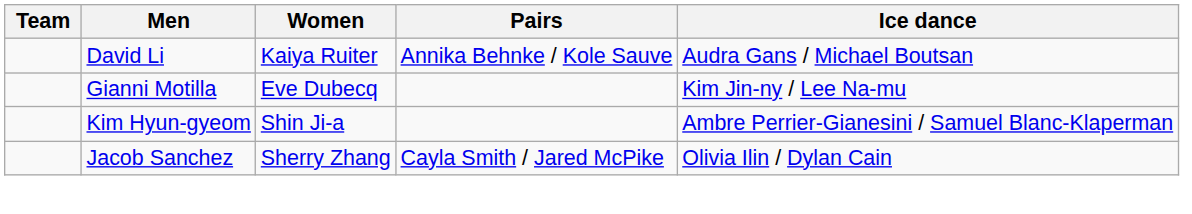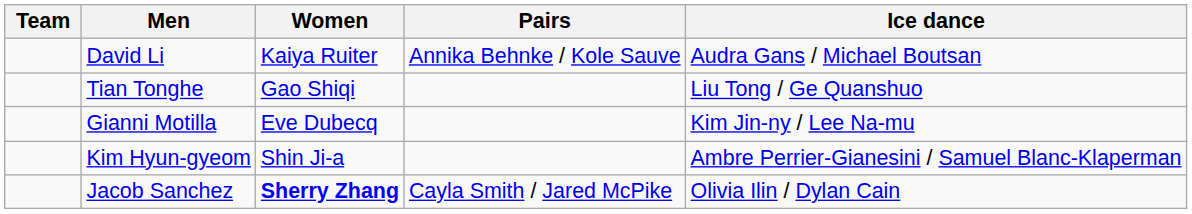+ row: (145, 89)
(326, 157) normal -> (330, 191) bold
